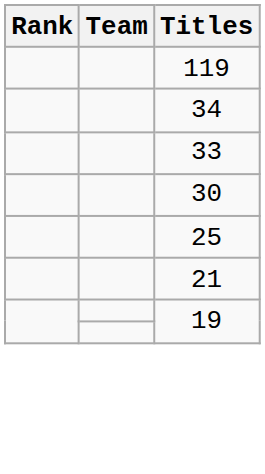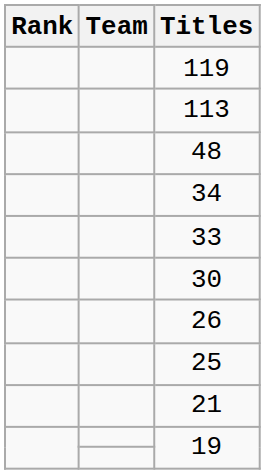+ row: (42, 110)
+ row: (42, 153)
+ row: (42, 321)
